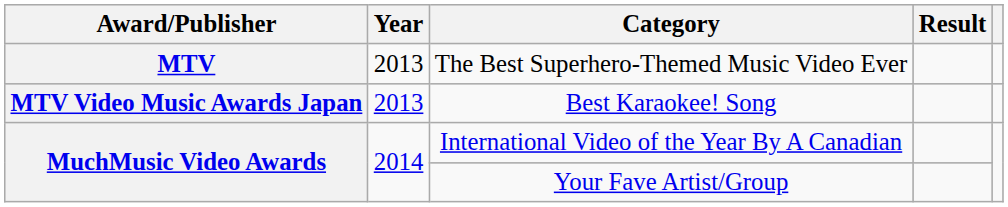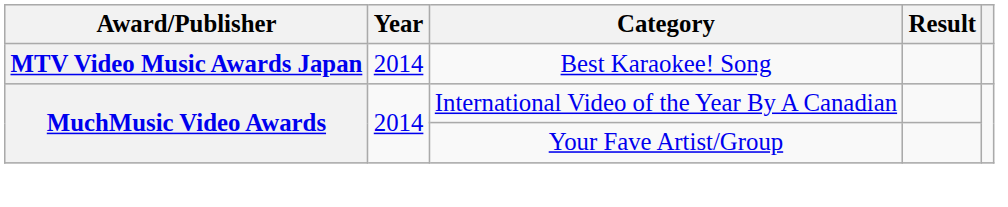- row: (671, 63)
(399, 102) 2013 -> (399, 63) 2014
